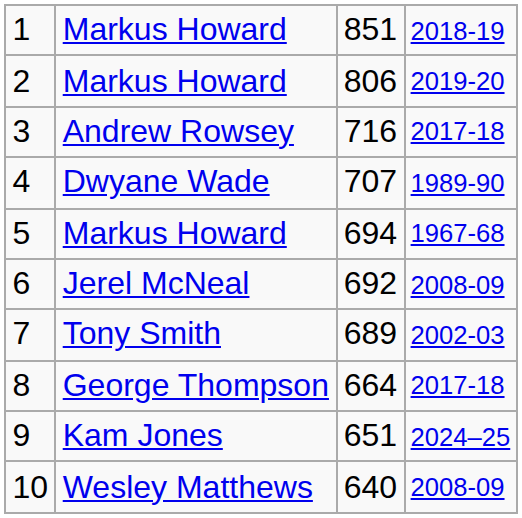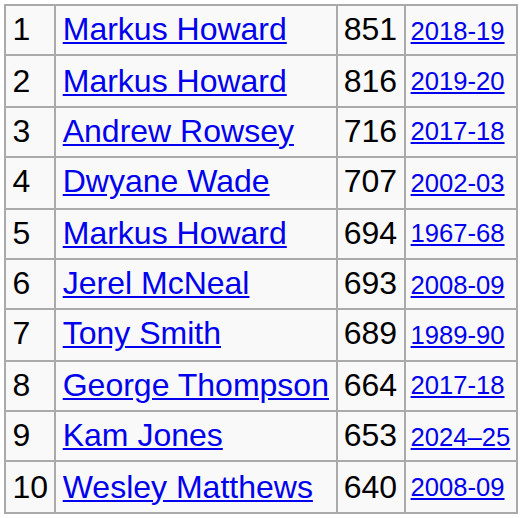(370, 80) 806 -> (370, 80) 816
(458, 183) 1989-90 -> (458, 183) 2002-03
(370, 283) 692 -> (370, 283) 693
(458, 335) 2002-03 -> (458, 335) 1989-90
(370, 435) 651 -> (370, 435) 653
